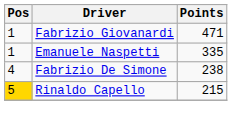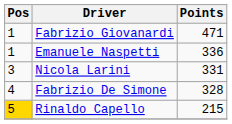(213, 52) 335 -> (213, 52) 336
+ row: (83, 72)
(213, 72) 238 -> (213, 91) 328
